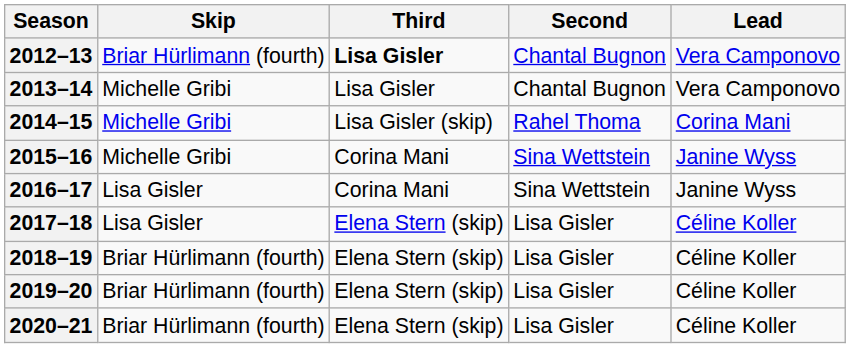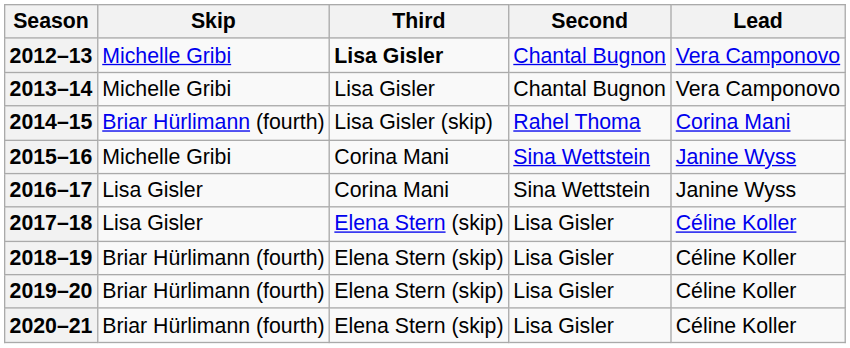(213, 55) Briar Hürlimann (fourth) -> (167, 55) Michelle Gribi
(167, 122) Michelle Gribi -> (213, 122) Briar Hürlimann (fourth)
